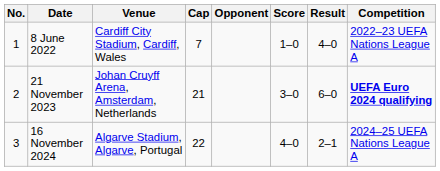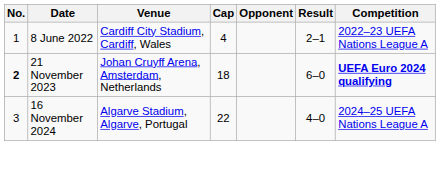- column: (289, 13)
(199, 44) 7 -> (223, 37) 4
(328, 44) 4–0 -> (316, 37) 2–1
(16, 94) normal -> (16, 75) bold
(199, 94) 21 -> (223, 75) 18
(328, 144) 2–1 -> (316, 118) 4–0
